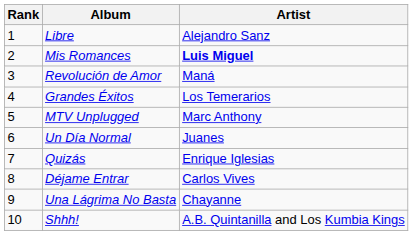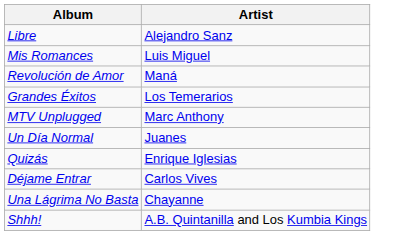- column: (23, 14)
(218, 55) bold -> (177, 55) normal
